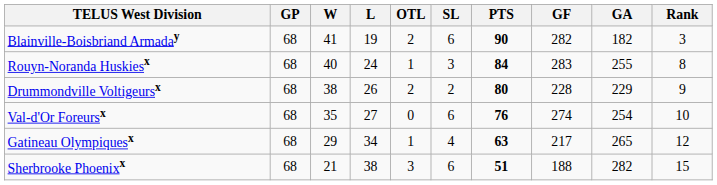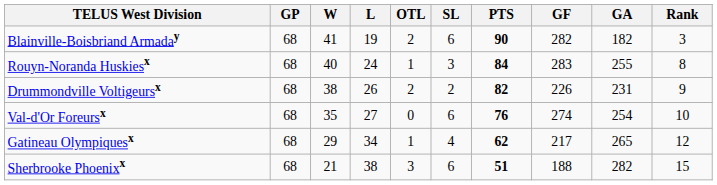(501, 90) 80 -> (501, 90) 82
(562, 90) 228 -> (562, 90) 226
(622, 90) 229 -> (622, 90) 231
(501, 141) 63 -> (501, 141) 62
